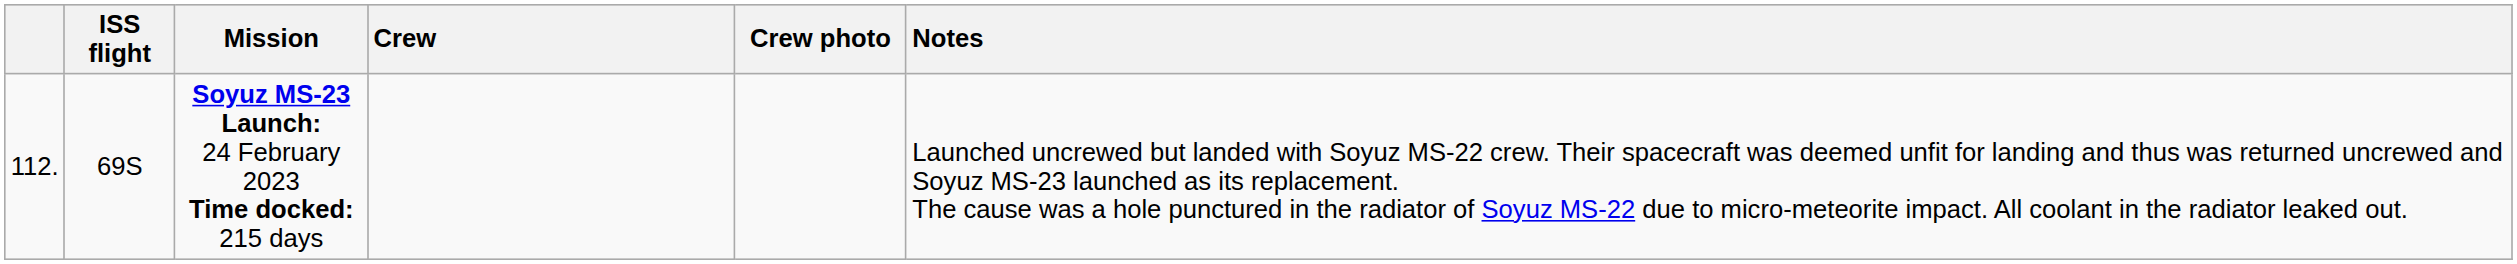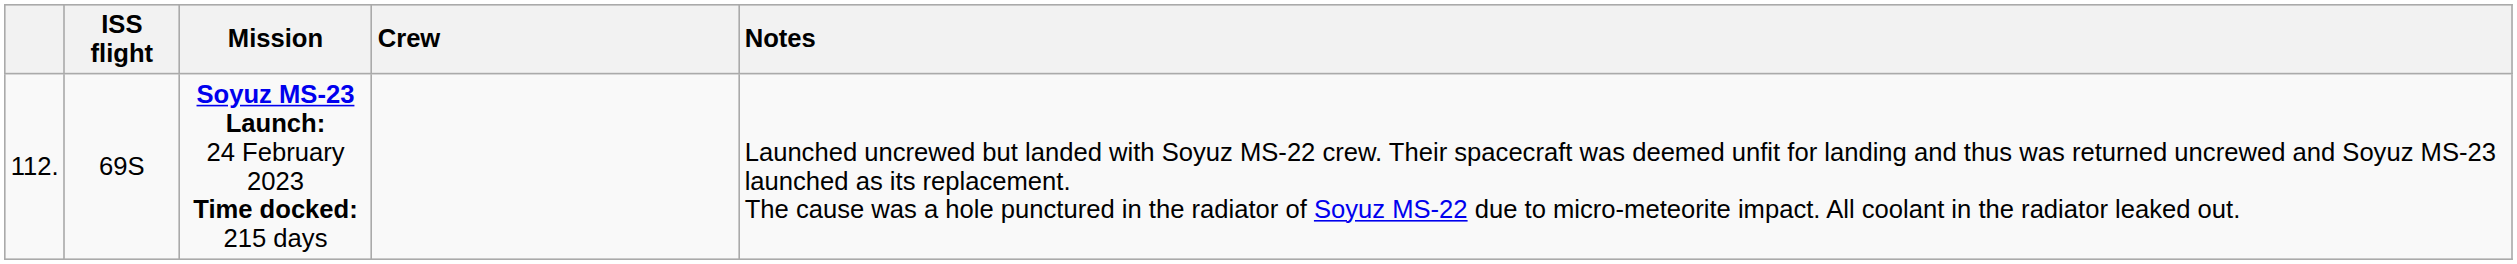- column: (820, 39)
